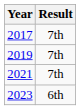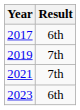(56, 34) 7th -> (56, 34) 6th
